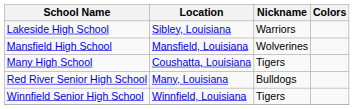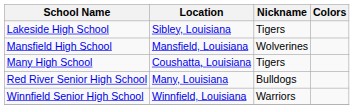(276, 29) Warriors -> (270, 29) Tigers
(270, 96) Tigers -> (276, 96) Warriors
